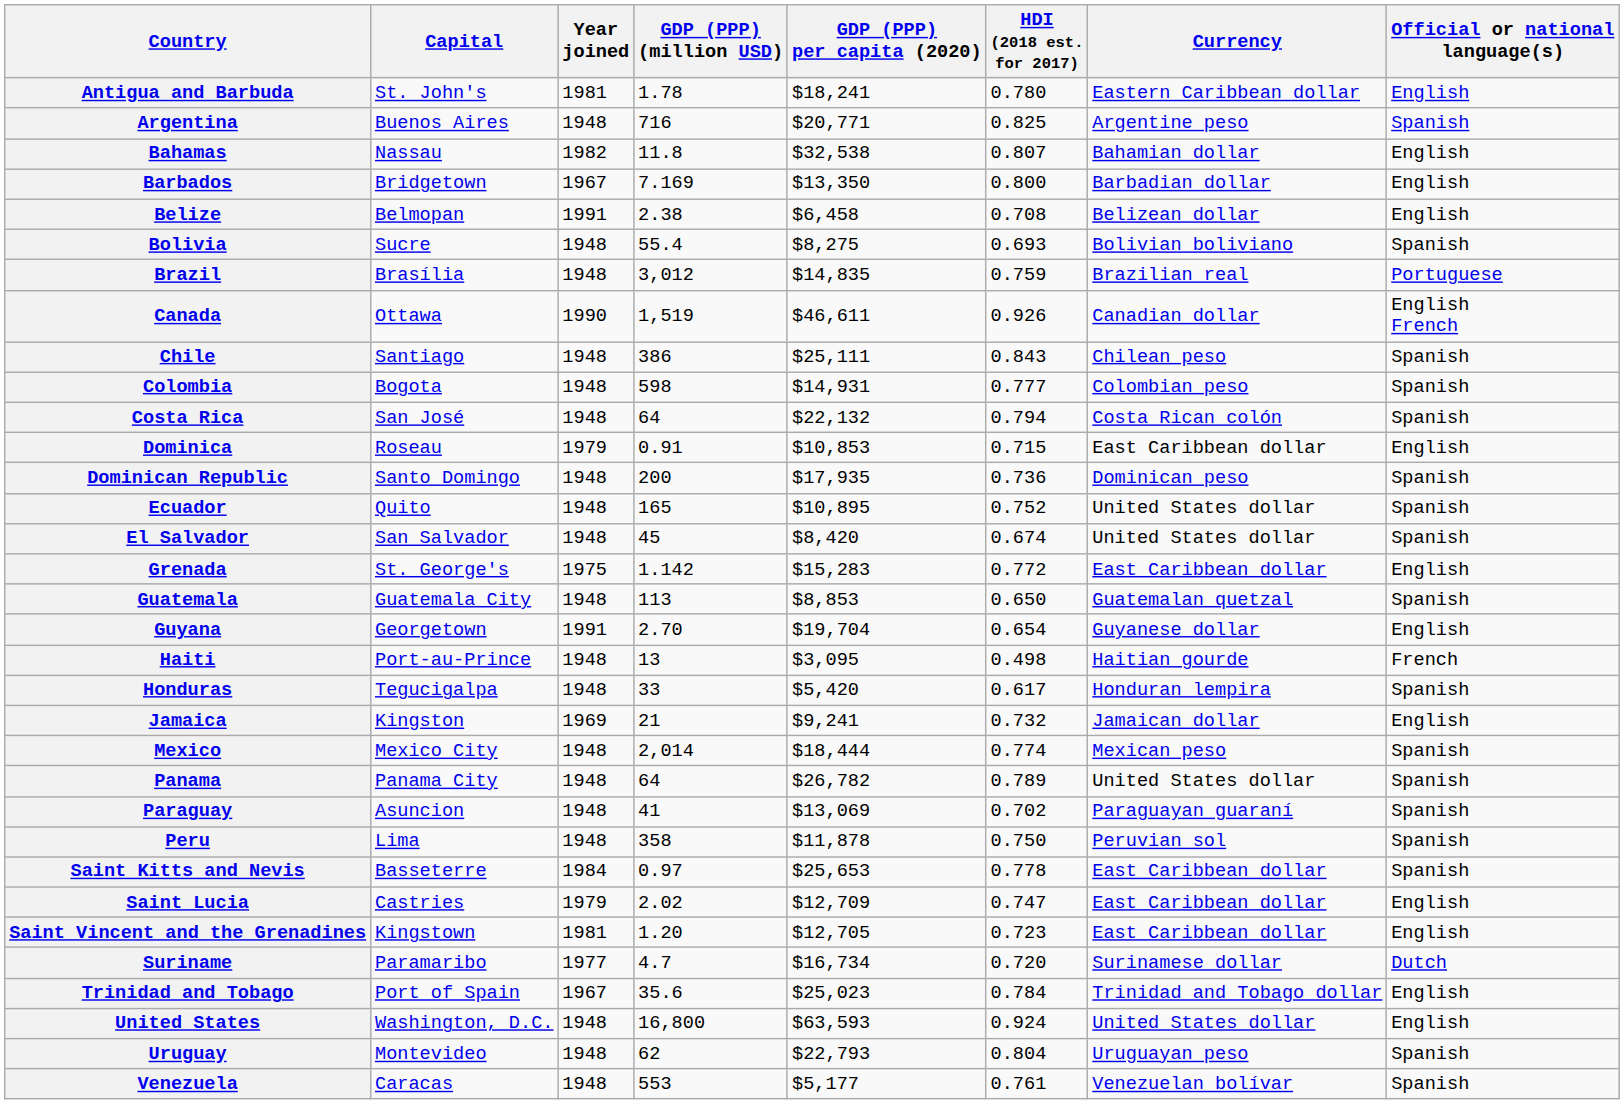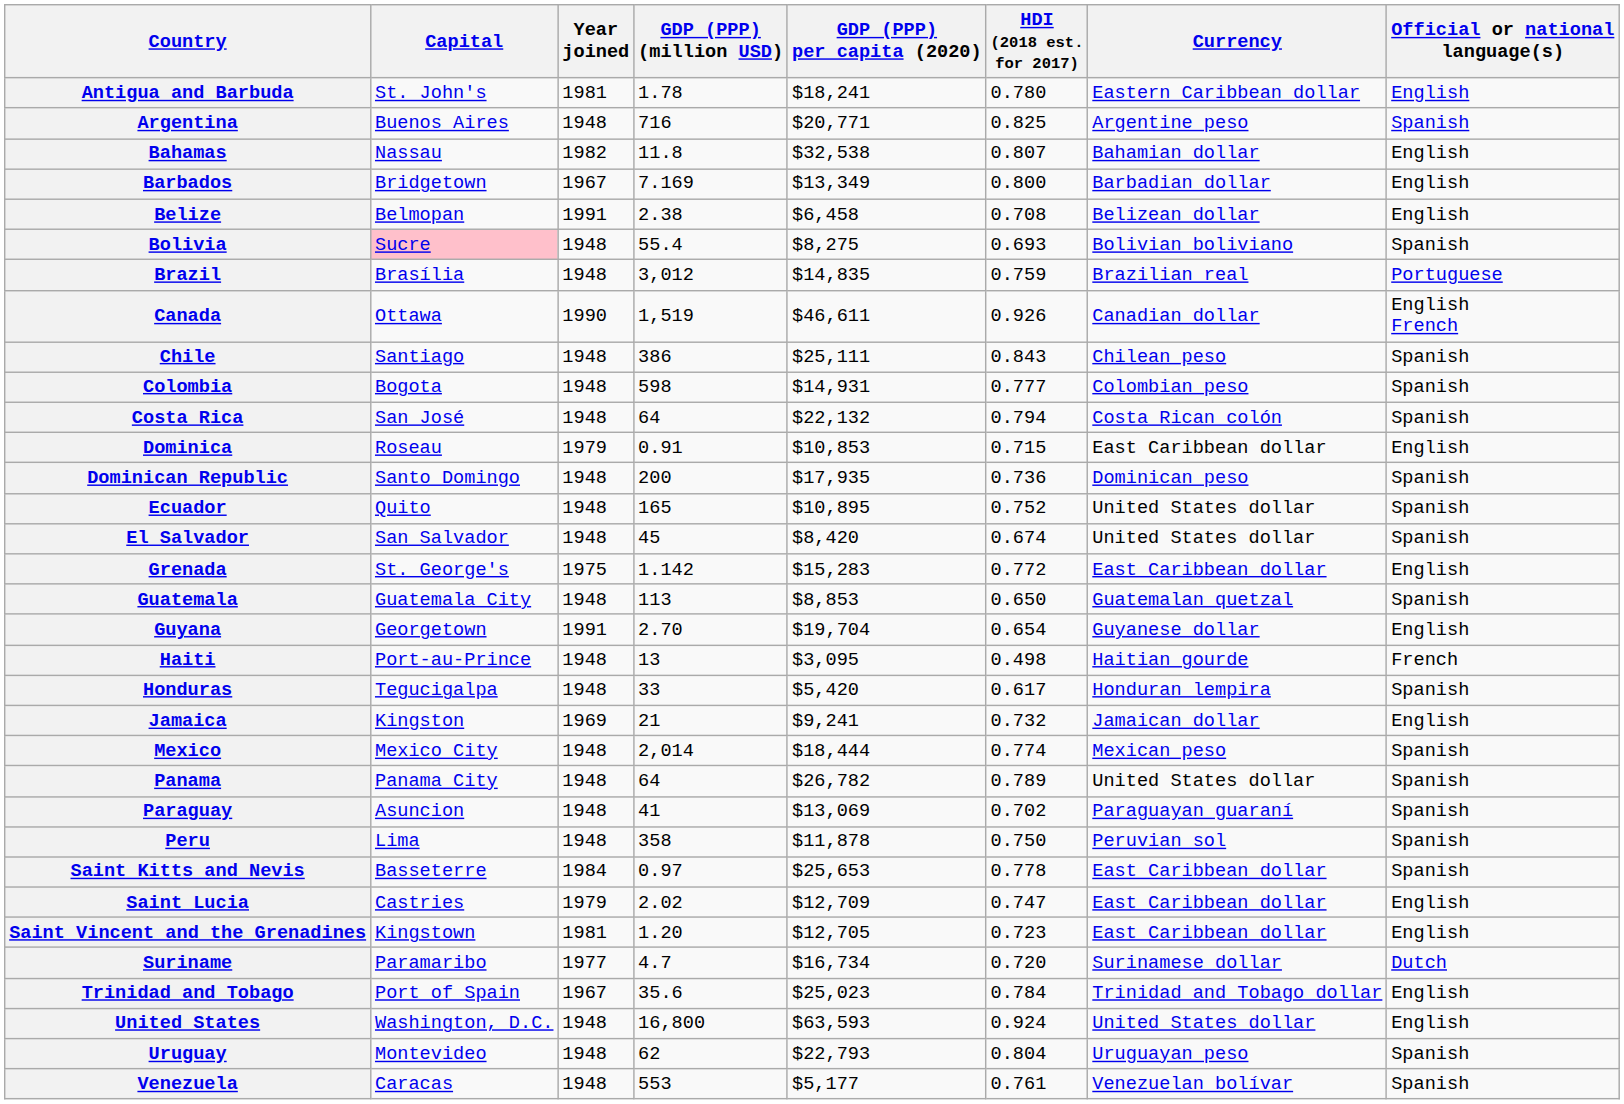(831, 184) $13,350 -> (831, 184) $13,349
(403, 245) no background -> (403, 245) pink background
